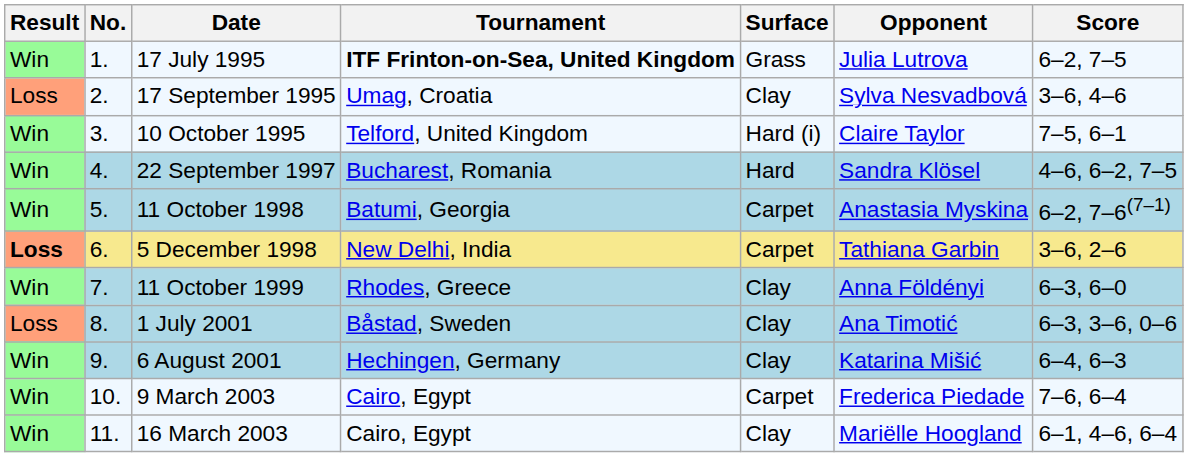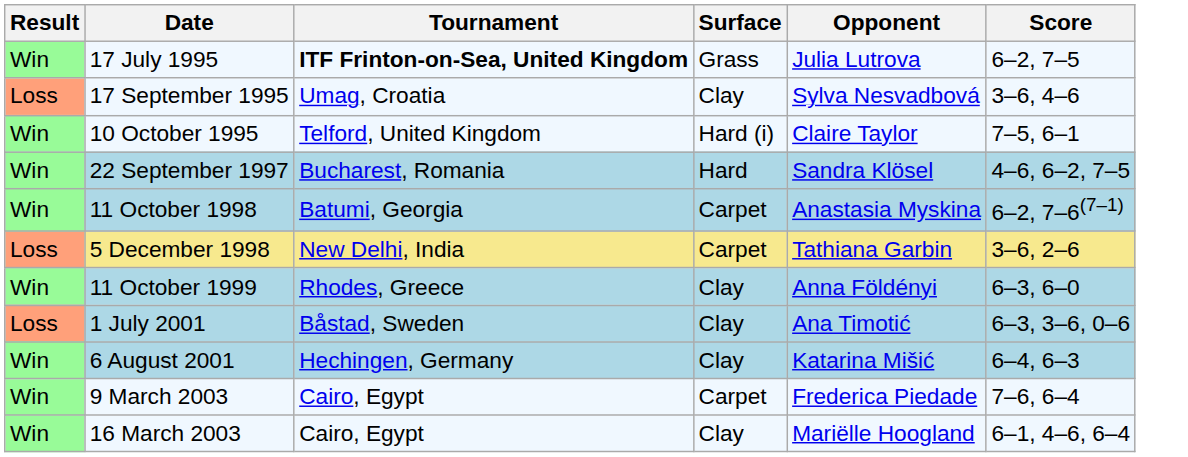- column: (108, 22)
(36, 249) bold -> (34, 249) normal
